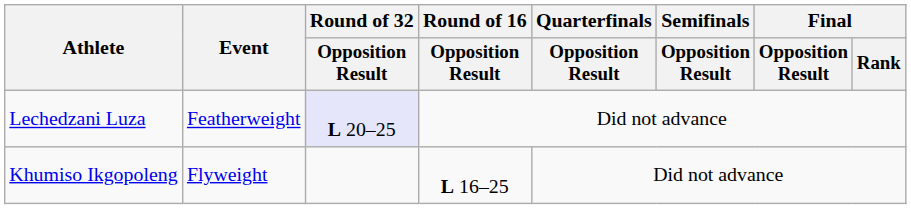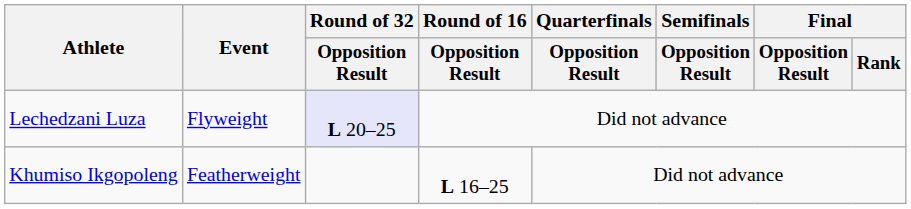(244, 118) Featherweight -> (227, 118) Flyweight
(227, 175) Flyweight -> (244, 175) Featherweight
